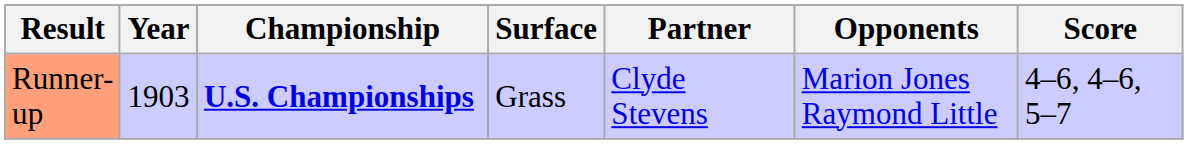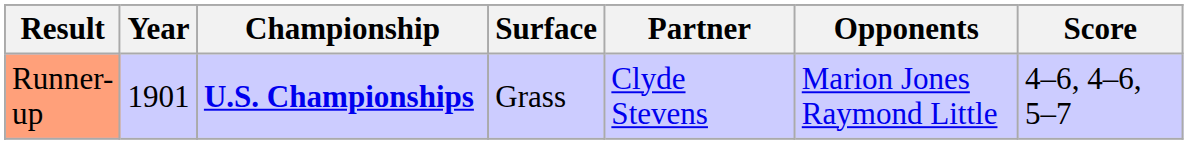(159, 95) 1903 -> (159, 95) 1901
